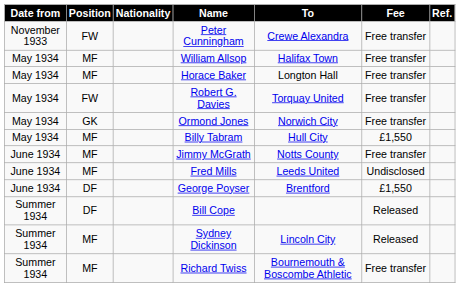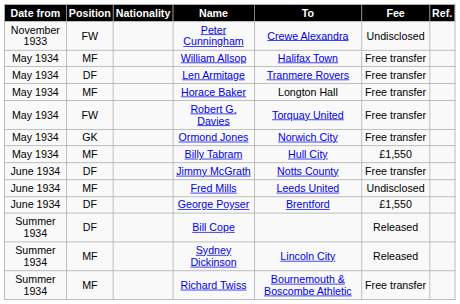(396, 36) Free transfer -> (396, 36) Undisclosed
+ row: (214, 76)
(90, 155) MF -> (90, 172) DF
